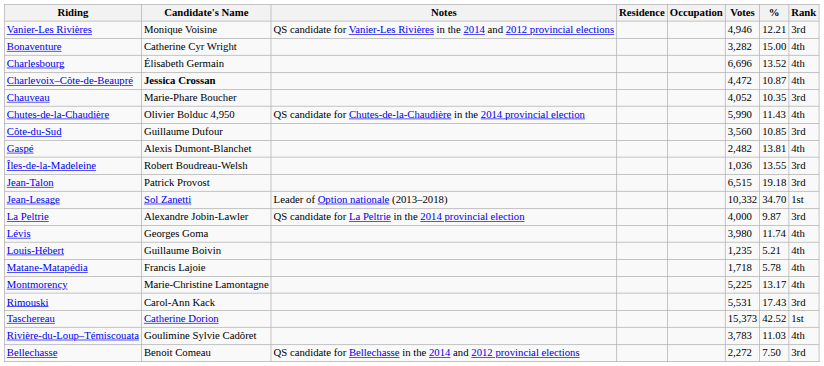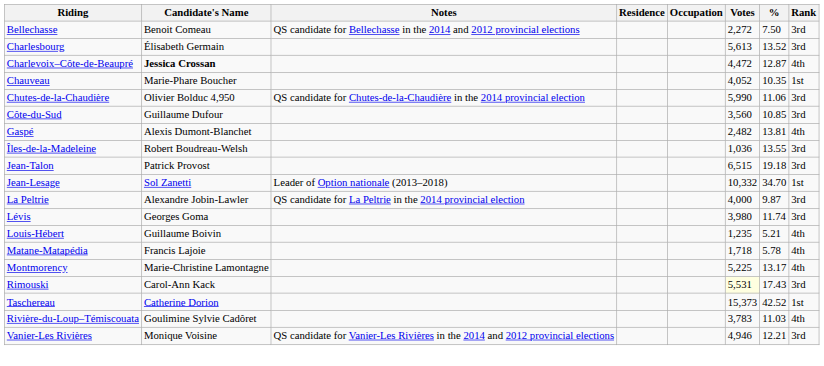rows swapped: (32, 353) <-> (49, 30)
- row: (34, 47)
(740, 64) 6,696 -> (740, 47) 5,613
(798, 64) 4th -> (798, 47) 3rd
(774, 81) 10.87 -> (774, 64) 12.87
(798, 98) 3rd -> (797, 81) 1st
(774, 115) 11.43 -> (774, 98) 11.06
(798, 115) 4th -> (798, 98) 3rd
(798, 234) 4th -> (798, 217) 3rd
(740, 302) no background -> (740, 285) lightyellow background
